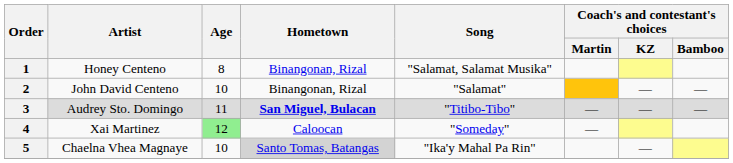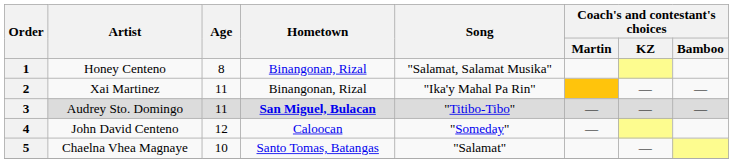(125, 88) John David Centeno -> (125, 88) Xai Martinez
(221, 88) 10 -> (221, 88) 11
(480, 88) "Salamat" -> (480, 88) "Ika'y Mahal Pa Rin"
(125, 128) Xai Martinez -> (125, 128) John David Centeno
(221, 128) lightgreen background -> (221, 128) no background
(318, 148) lightgrey background -> (318, 148) no background
(480, 148) "Ika'y Mahal Pa Rin" -> (480, 148) "Salamat"
